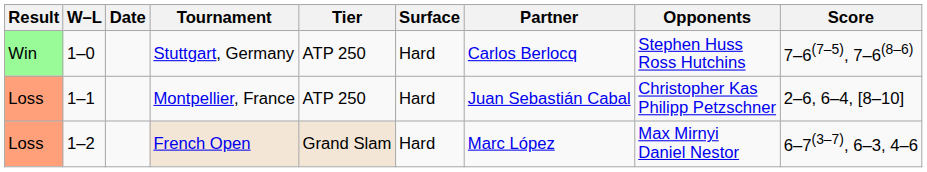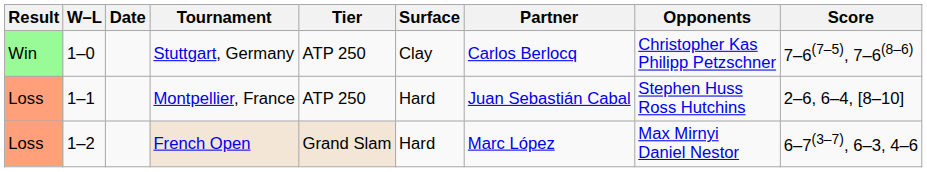(417, 53) Hard -> (416, 53) Clay
(692, 53) Stephen Huss Ross Hutchins -> (707, 53) Christopher Kas Philipp Petzschner
(707, 98) Christopher Kas Philipp Petzschner -> (692, 98) Stephen Huss Ross Hutchins
